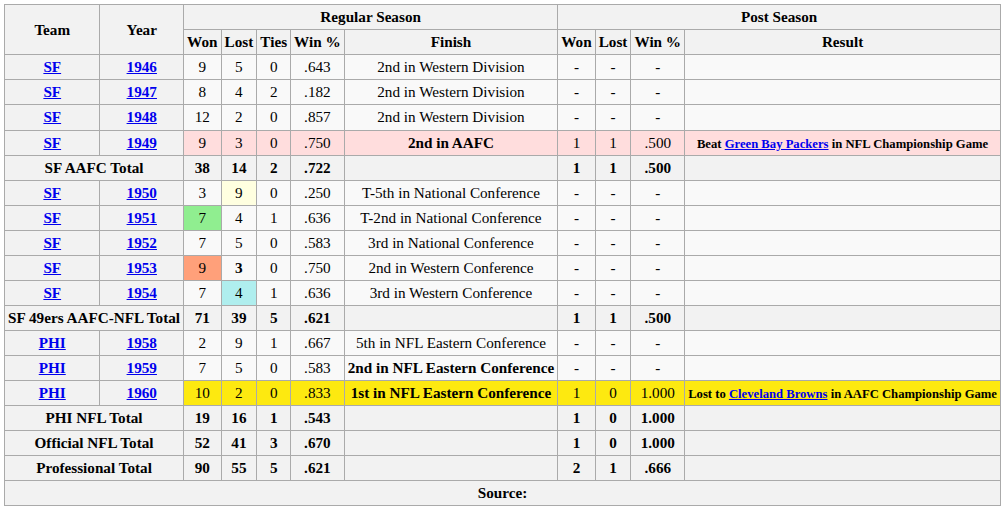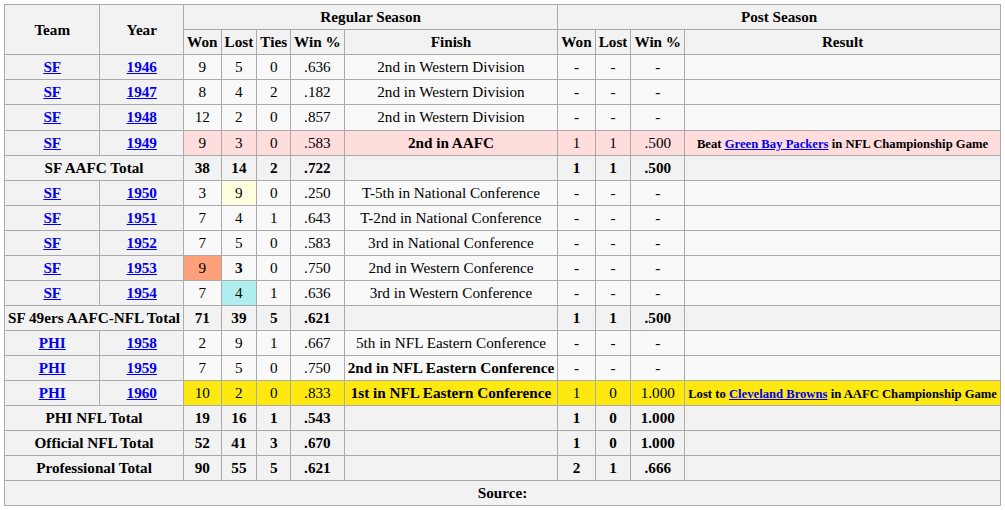(317, 67) .643 -> (317, 67) .636
(317, 142) .750 -> (317, 142) .583
(202, 217) lightgreen background -> (202, 217) no background
(317, 217) .636 -> (317, 217) .643
(317, 368) .583 -> (317, 368) .750
